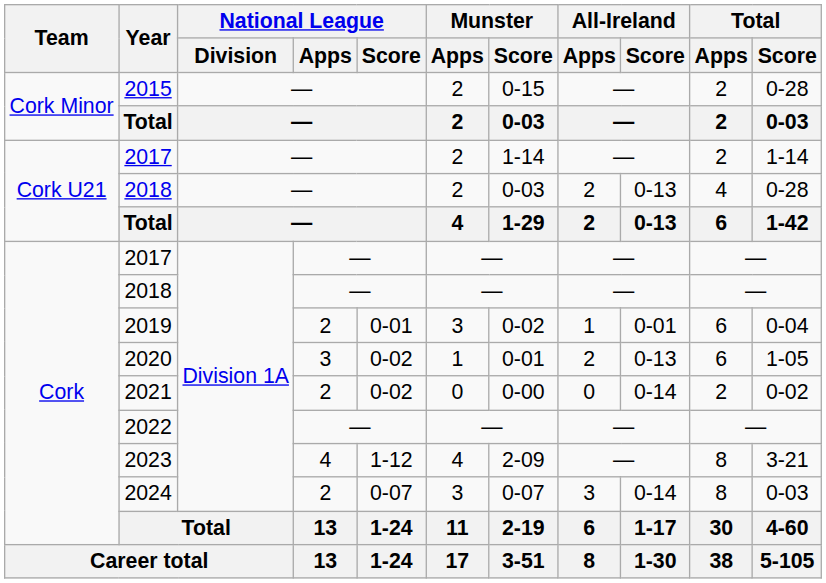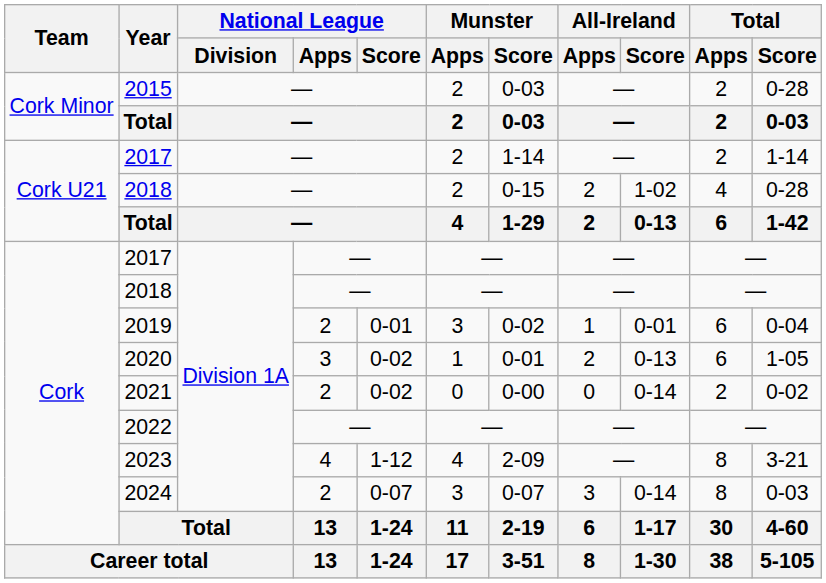(523, 88) 0-15 -> (523, 88) 0-03
(523, 190) 0-03 -> (523, 190) 0-15
(655, 190) 0-13 -> (655, 190) 1-02
